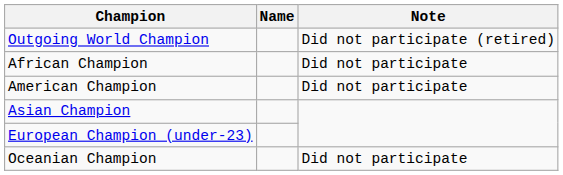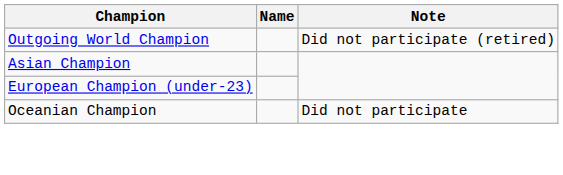- row: (78, 64)
- row: (82, 88)
